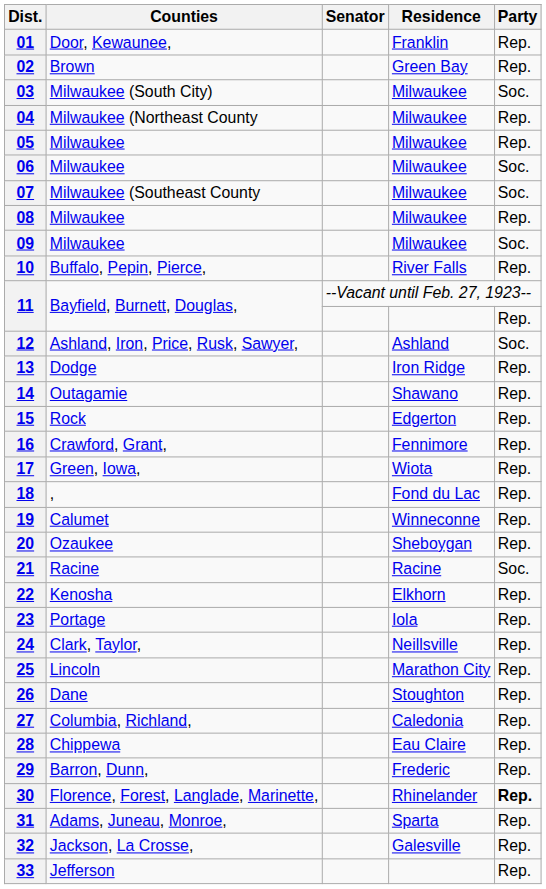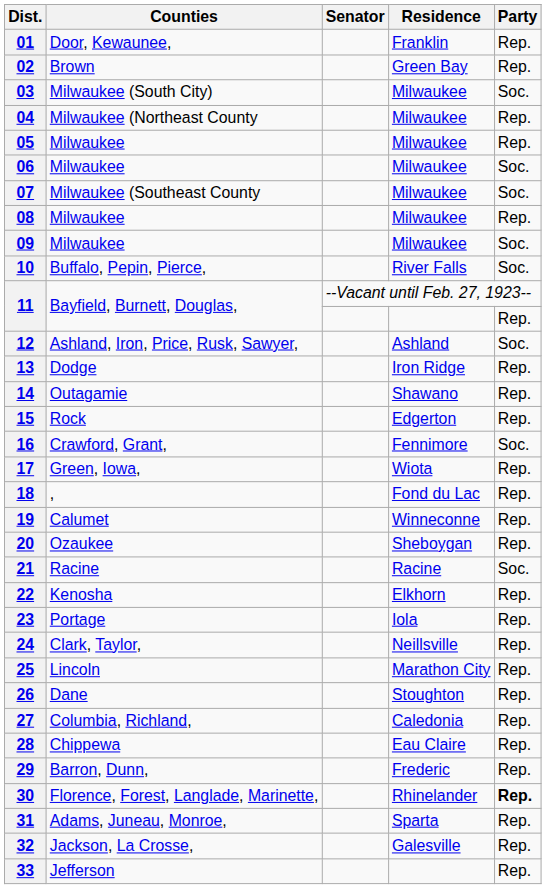(515, 268) Rep. -> (514, 268) Soc.
(515, 444) Rep. -> (514, 444) Soc.
